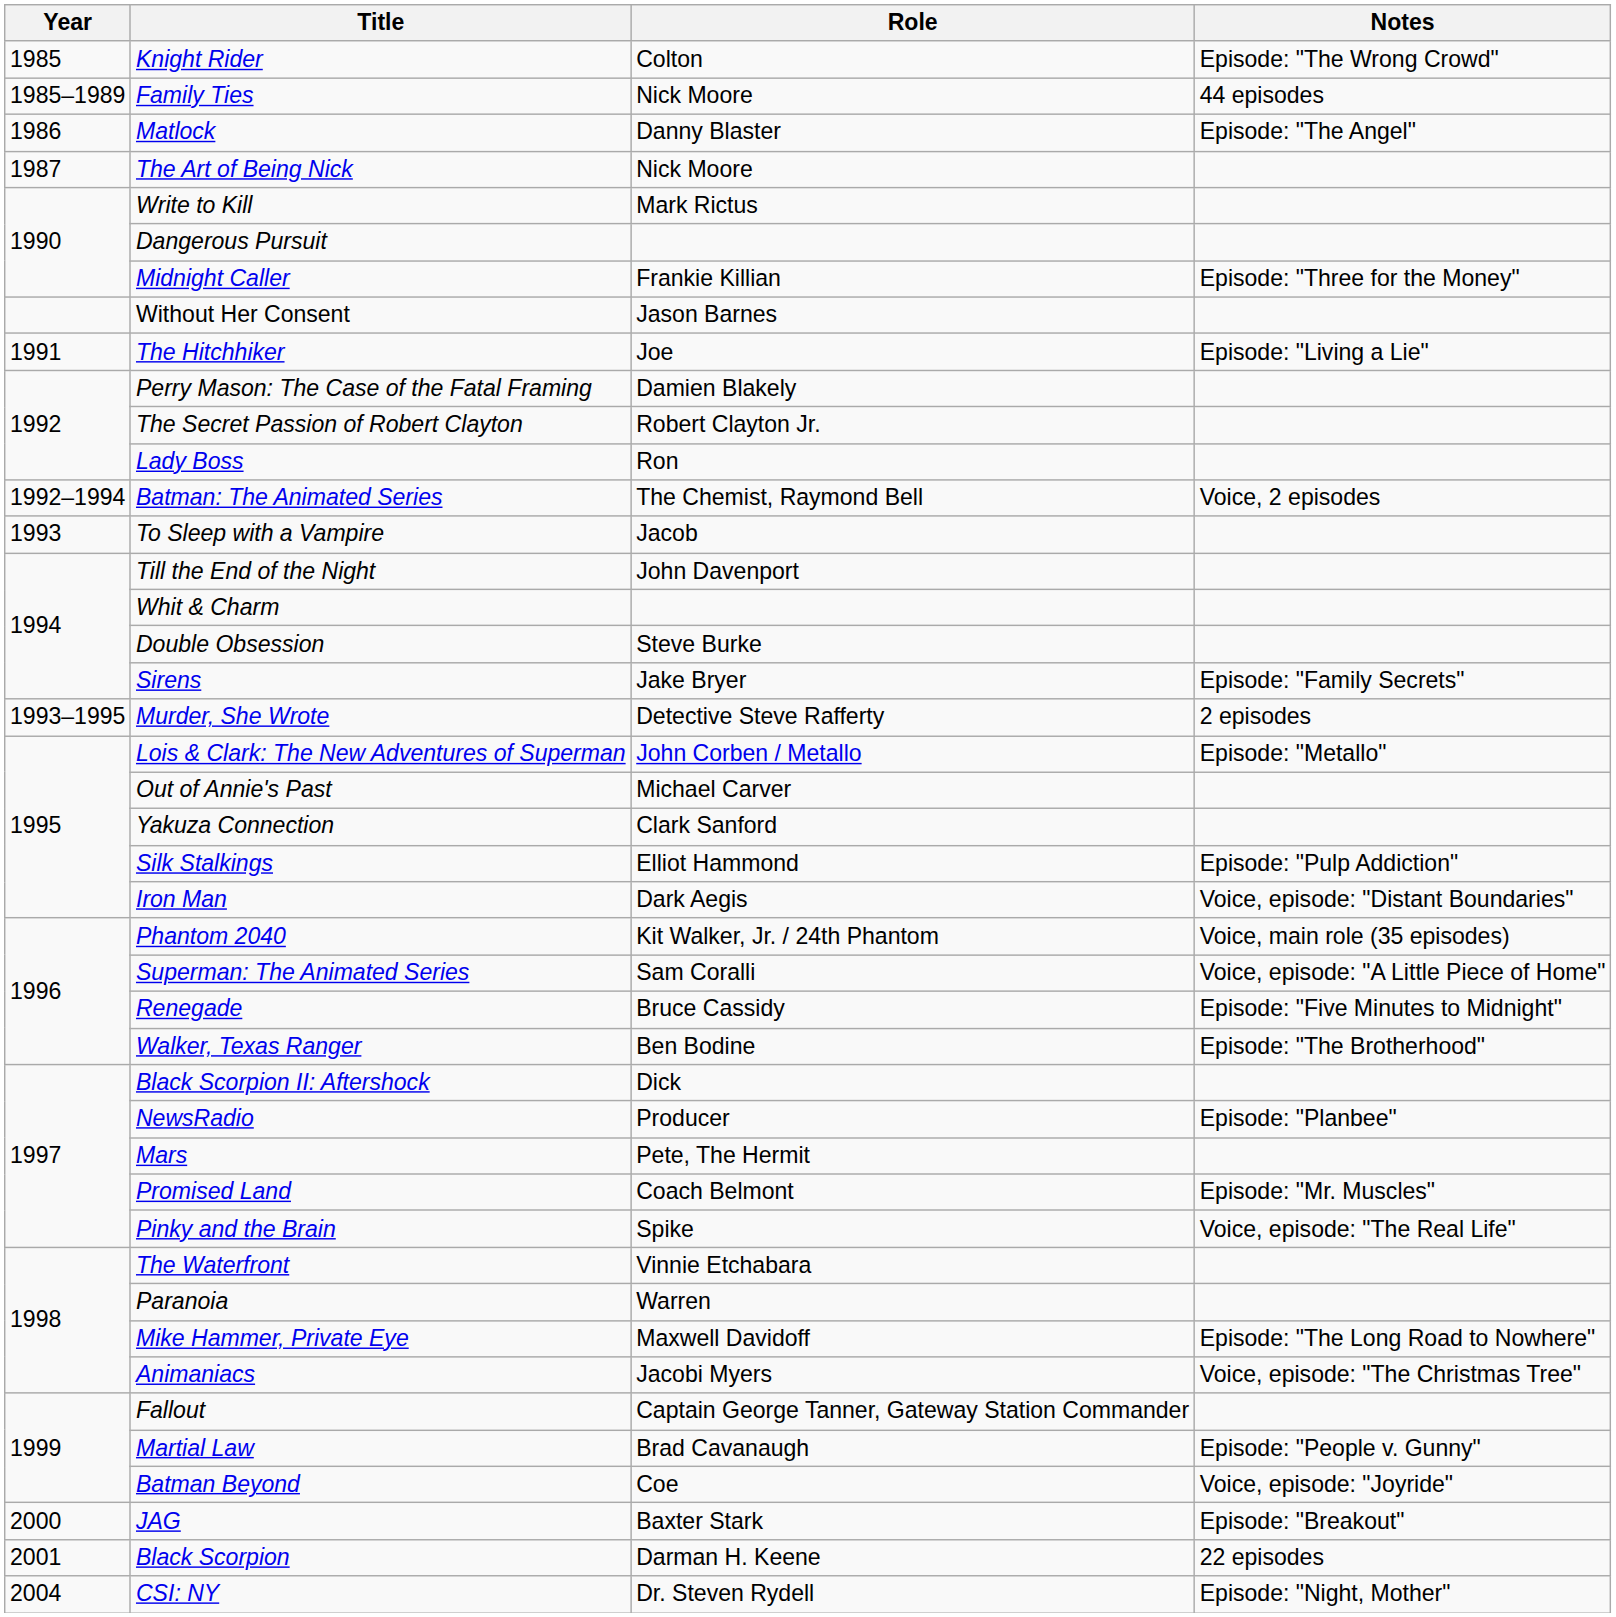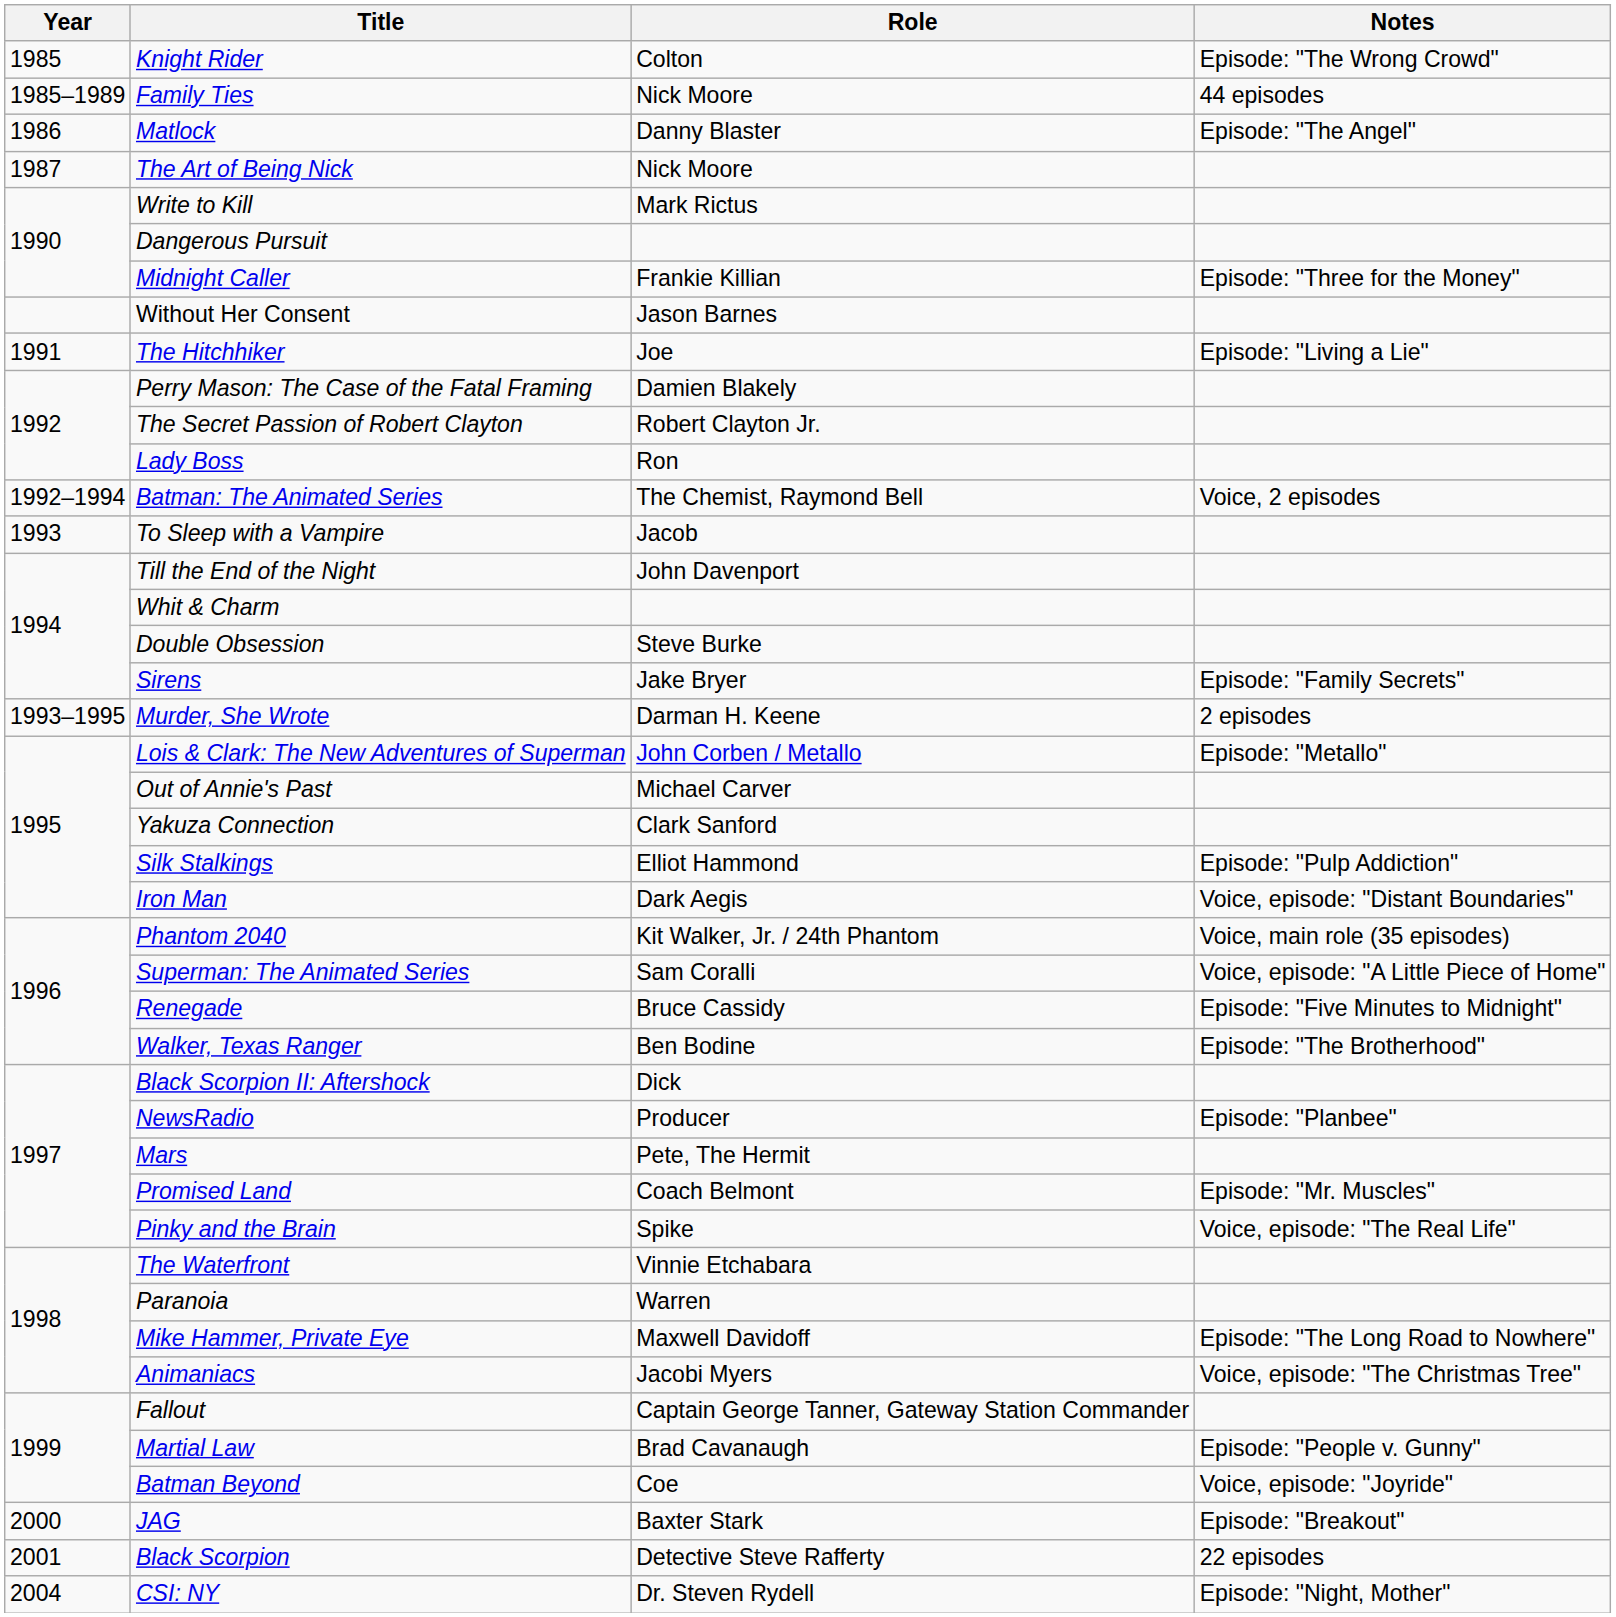(760, 717) Detective Steve Rafferty -> (728, 717) Darman H. Keene
(728, 1557) Darman H. Keene -> (760, 1557) Detective Steve Rafferty
